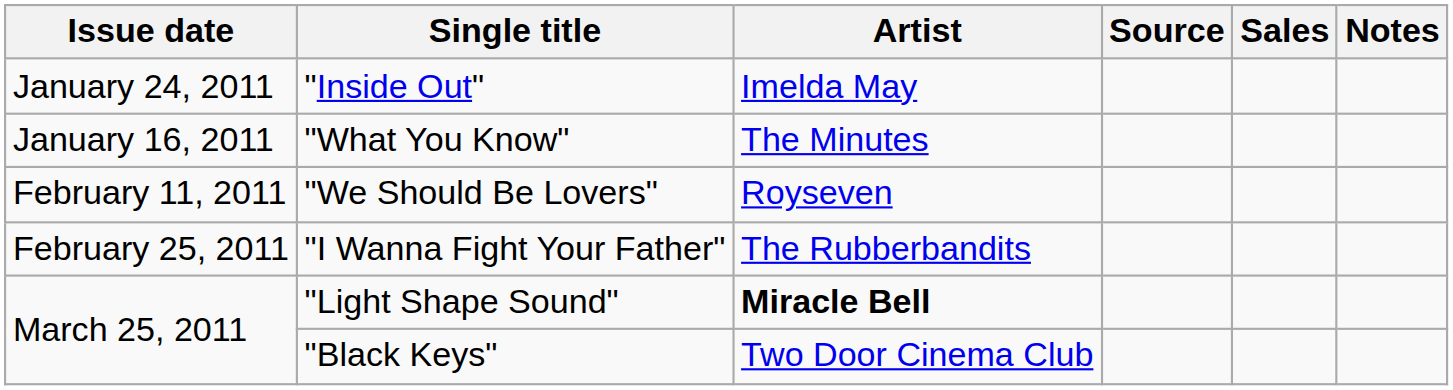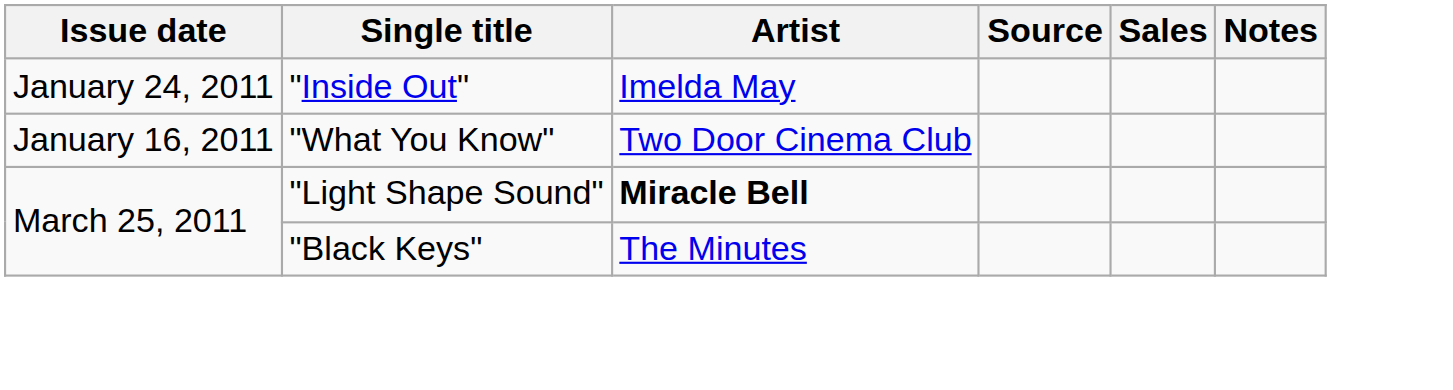(835, 139) The Minutes -> (795, 139) Two Door Cinema Club
- row: (481, 193)
- row: (515, 247)
(917, 355) Two Door Cinema Club -> (713, 247) The Minutes
